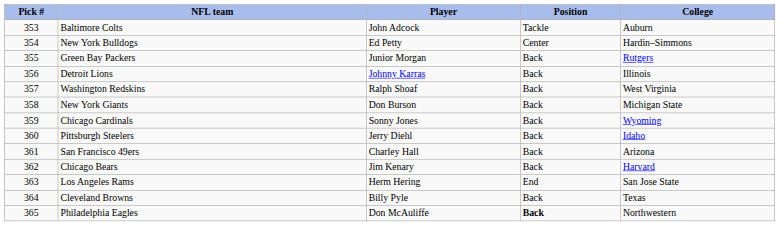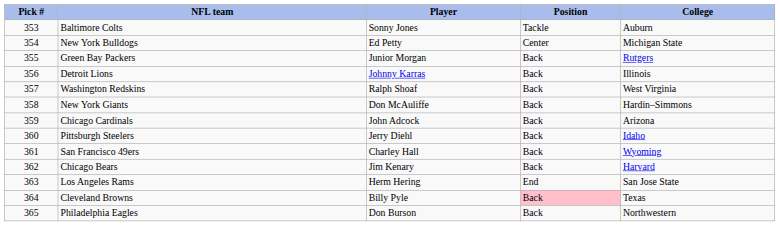(394, 27) John Adcock -> (393, 27) Sonny Jones
(657, 43) Hardin–Simmons -> (653, 43) Michigan State
(392, 105) Don Burson -> (399, 105) Don McAuliffe
(653, 105) Michigan State -> (657, 105) Hardin–Simmons
(393, 120) Sonny Jones -> (394, 120) John Adcock
(642, 120) Wyoming -> (639, 120) Arizona
(639, 151) Arizona -> (642, 151) Wyoming
(533, 197) no background -> (533, 197) pink background
(399, 213) Don McAuliffe -> (392, 213) Don Burson
(533, 213) bold -> (533, 213) normal
